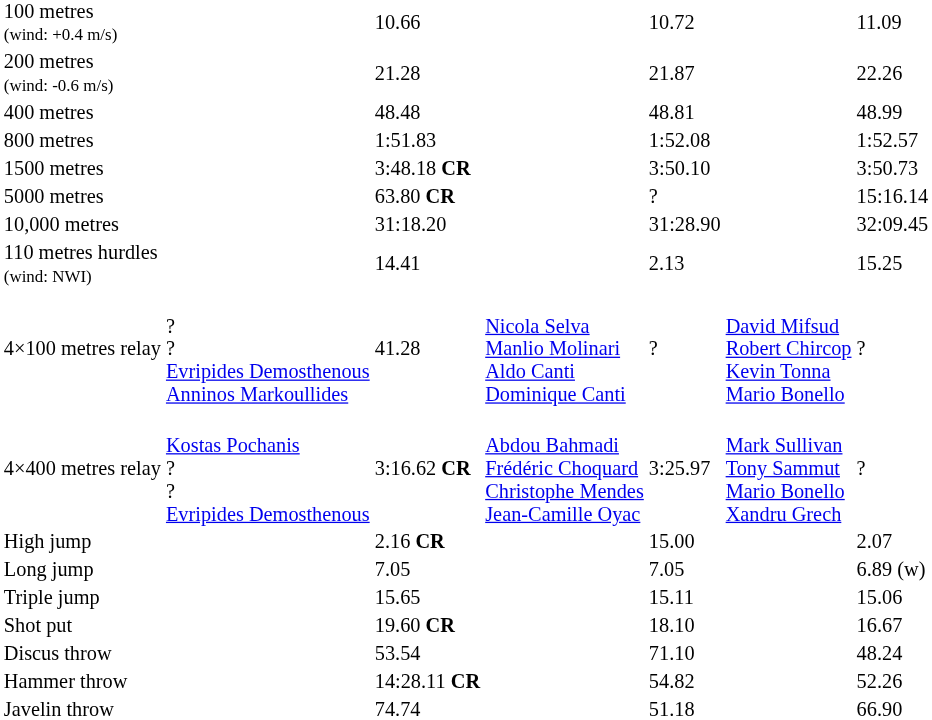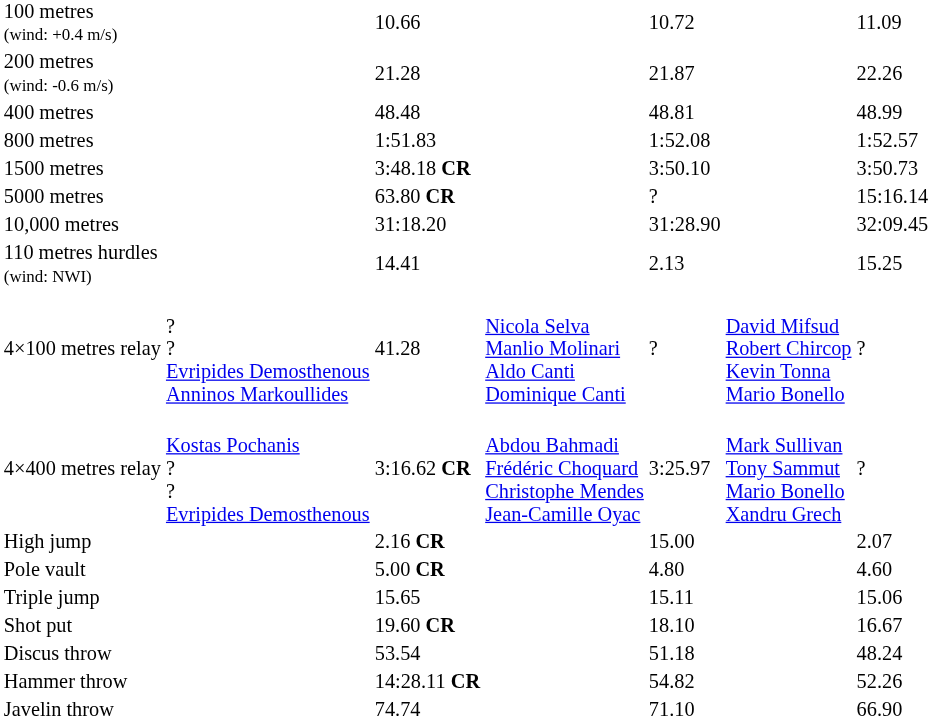+ row: (45, 569)
- row: (49, 569)
(672, 653) 71.10 -> (672, 653) 51.18
(672, 709) 51.18 -> (672, 709) 71.10
